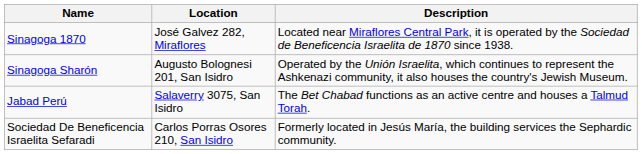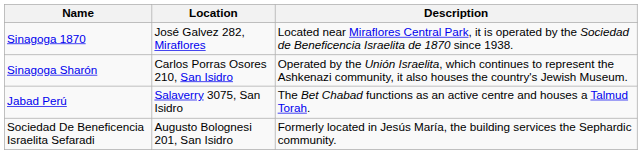(203, 70) Augusto Bolognesi 201, San Isidro -> (211, 70) Carlos Porras Osores 210, San Isidro
(211, 133) Carlos Porras Osores 210, San Isidro -> (203, 133) Augusto Bolognesi 201, San Isidro
